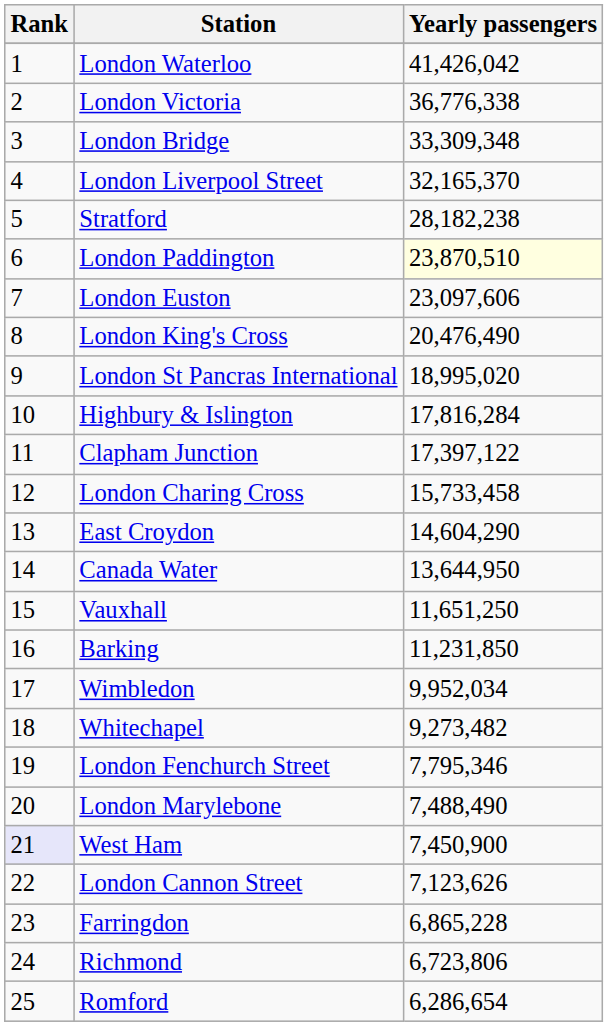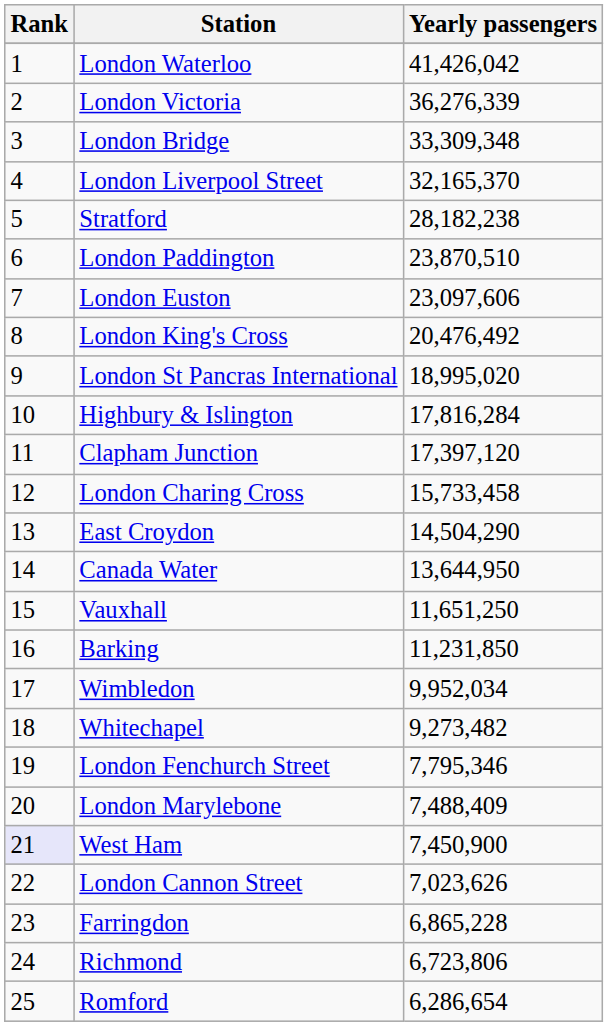(464, 102) 36,776,338 -> (464, 102) 36,276,339
(464, 258) lightyellow background -> (464, 258) no background
(464, 336) 20,476,490 -> (464, 336) 20,476,492
(464, 453) 17,397,122 -> (464, 453) 17,397,120
(464, 532) 14,604,290 -> (464, 532) 14,504,290
(458, 805) 7,488,490 -> (458, 805) 7,488,409
(458, 883) 7,123,626 -> (458, 883) 7,023,626
